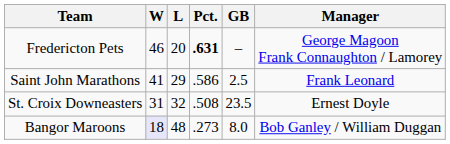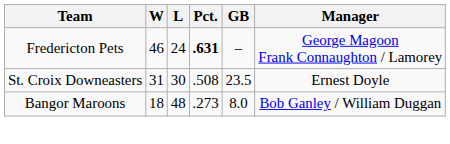(178, 48) 20 -> (178, 48) 24
- row: (75, 80)
(178, 103) 32 -> (178, 80) 30
(157, 127) lavender background -> (157, 103) no background
